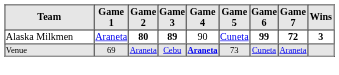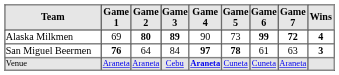(111, 36) Araneta -> (116, 36) 69
(234, 36) Cuneta -> (236, 36) 73
(321, 36) 3 -> (321, 36) 4
+ row: (49, 50)
(111, 50) 69 -> (116, 64) Araneta
(234, 50) 73 -> (236, 64) Cuneta
